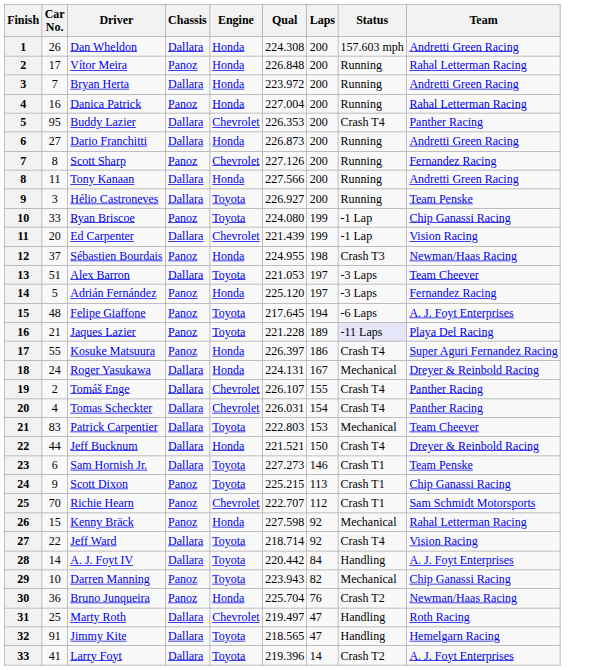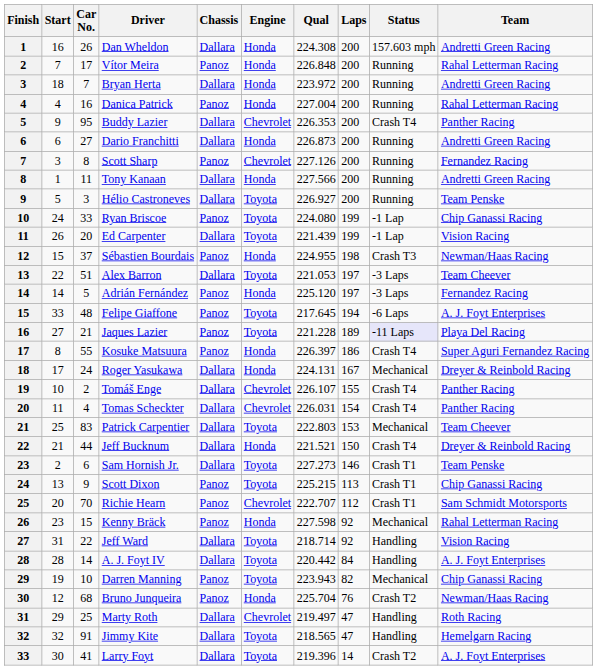+ column: (58, 20)
(236, 236) Chevrolet -> (260, 236) Toyota
(363, 541) Crash T4 -> (394, 541) Handling
(55, 598) 36 -> (86, 598) 68
